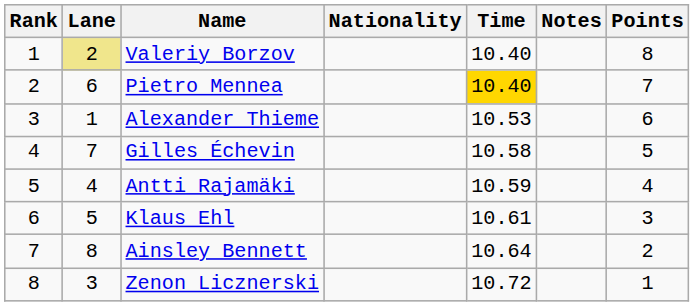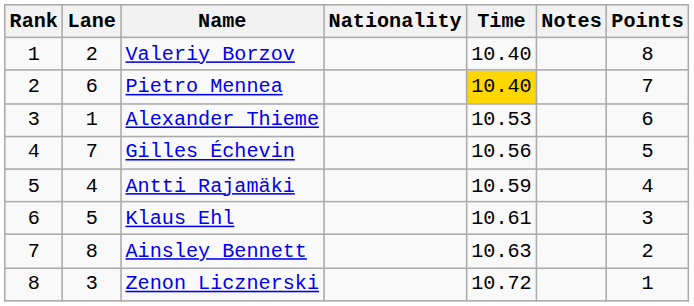(92, 54) khaki background -> (92, 54) no background
(501, 153) 10.58 -> (501, 153) 10.56
(501, 251) 10.64 -> (501, 251) 10.63
